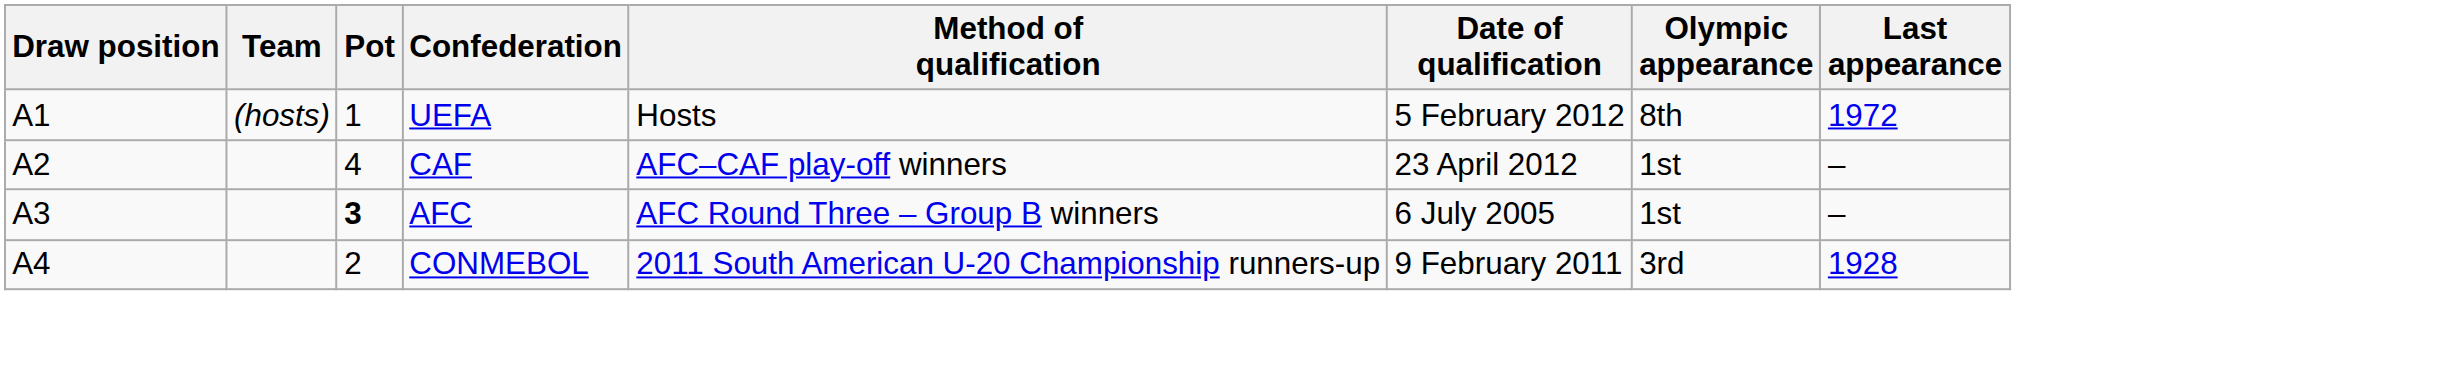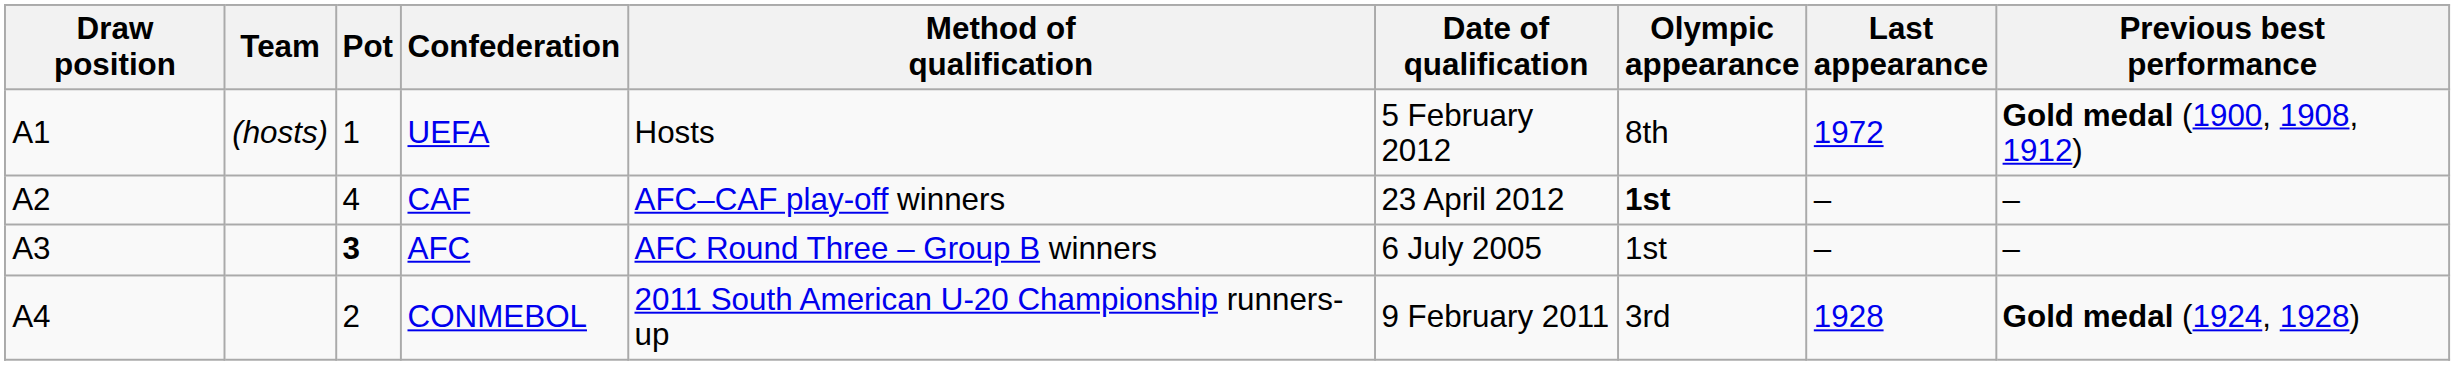+ column: (2222, 47)
(1660, 164) normal -> (1648, 199) bold
